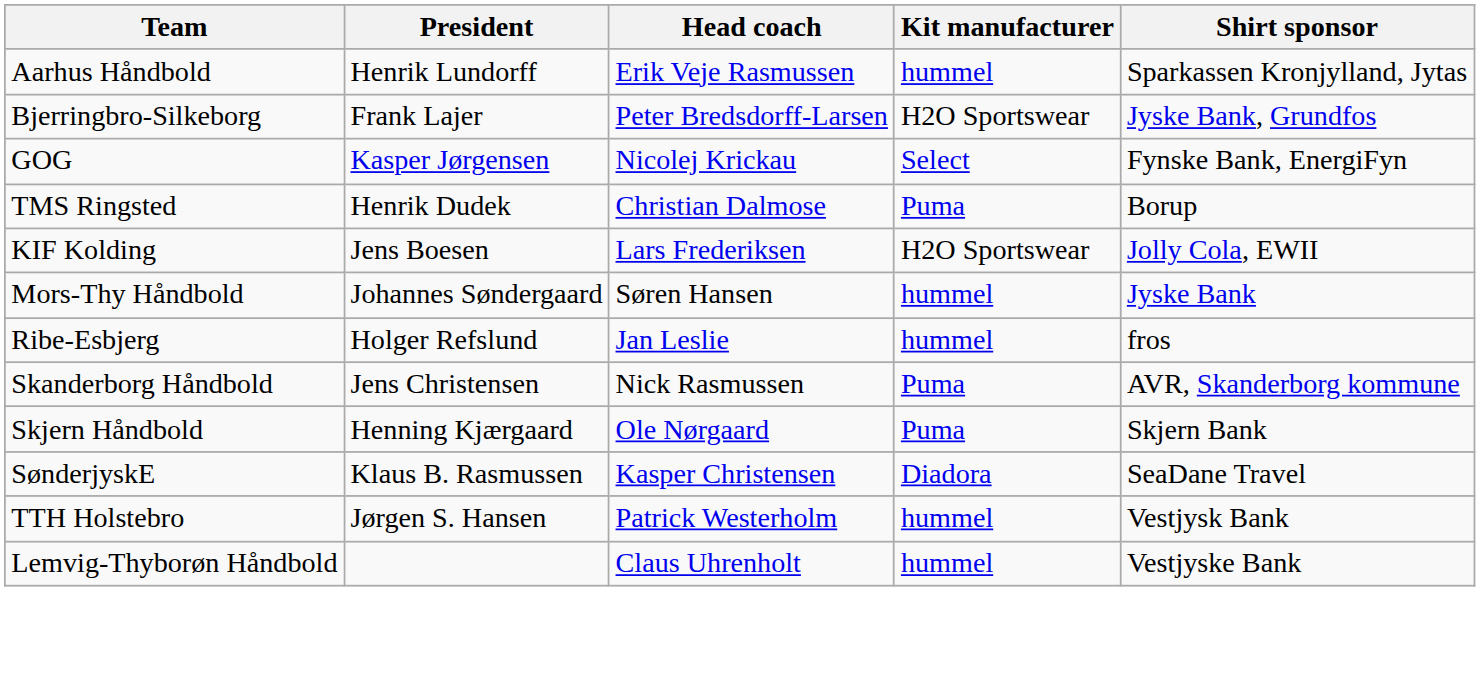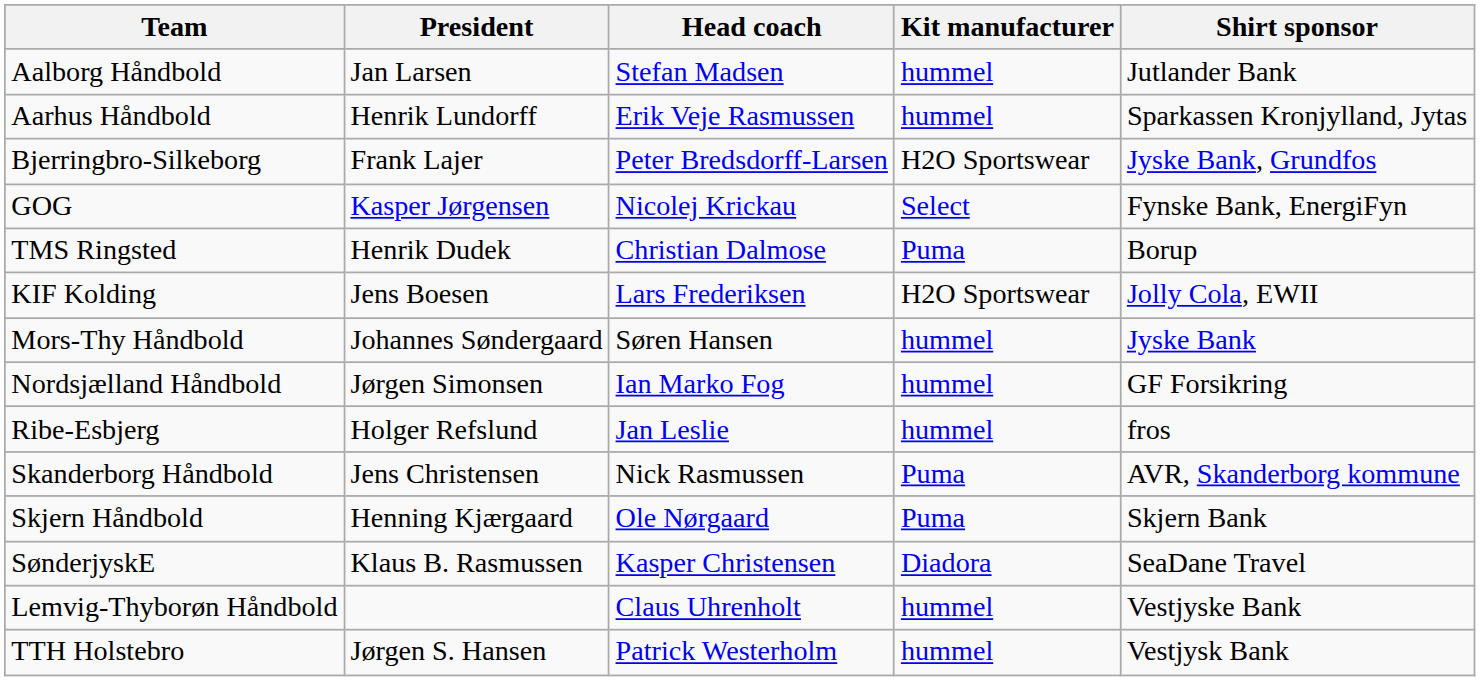+ row: (116, 71)
+ row: (146, 384)
rows swapped: (98, 518) <-> (174, 562)
